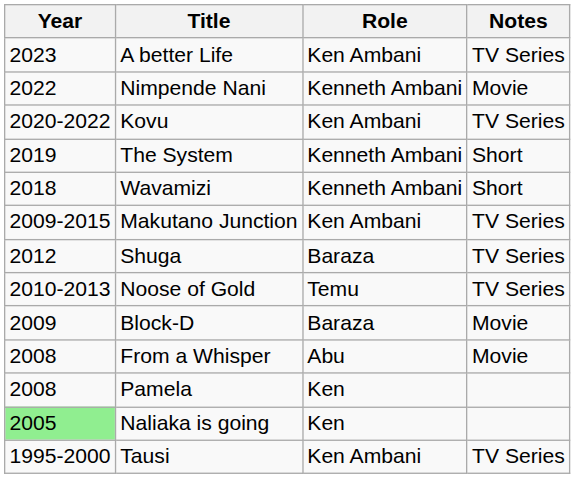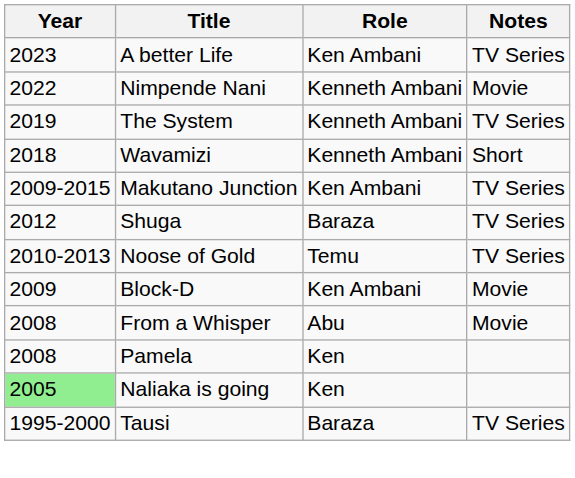- row: (144, 121)
(497, 155) Short -> (518, 121) TV Series
(341, 322) Baraza -> (364, 289) Ken Ambani
(364, 456) Ken Ambani -> (341, 423) Baraza
